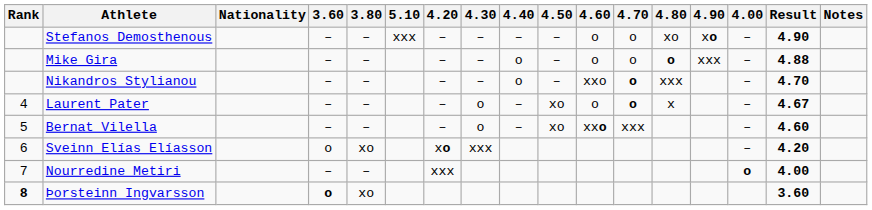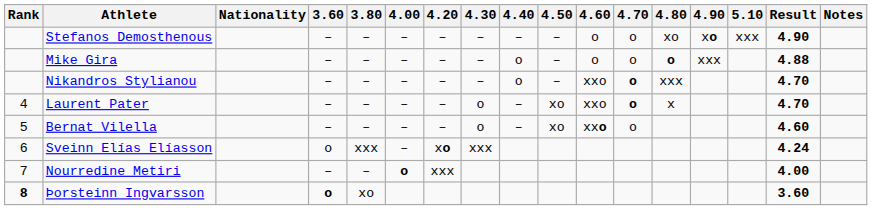columns swapped: (747, 15) <-> (404, 15)
(595, 104) o -> (595, 104) xxo
(793, 104) 4.67 -> (793, 104) 4.70
(633, 126) xxx -> (633, 126) o
(366, 149) xo -> (366, 149) xxx
(793, 149) 4.20 -> (793, 149) 4.24
